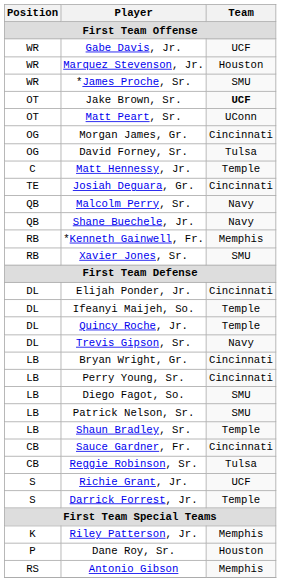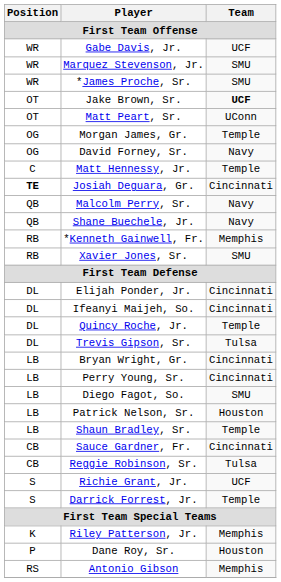(241, 65) Houston -> (241, 65) SMU
(241, 135) Cincinnati -> (241, 135) Temple
(241, 152) Tulsa -> (241, 152) Navy
(33, 187) normal -> (33, 187) bold
(241, 308) Temple -> (241, 308) Cincinnati
(241, 343) Navy -> (241, 343) Tulsa
(241, 413) SMU -> (241, 413) Houston
